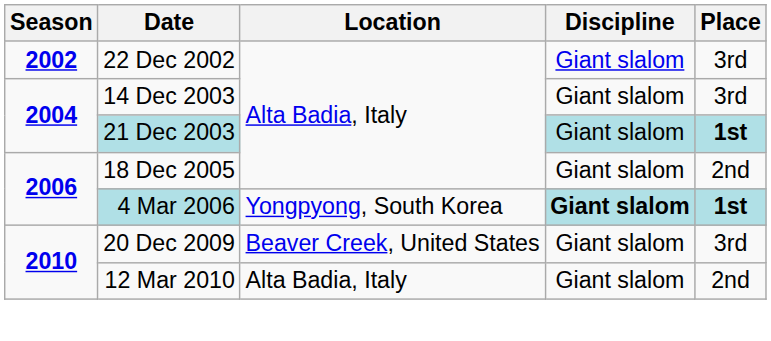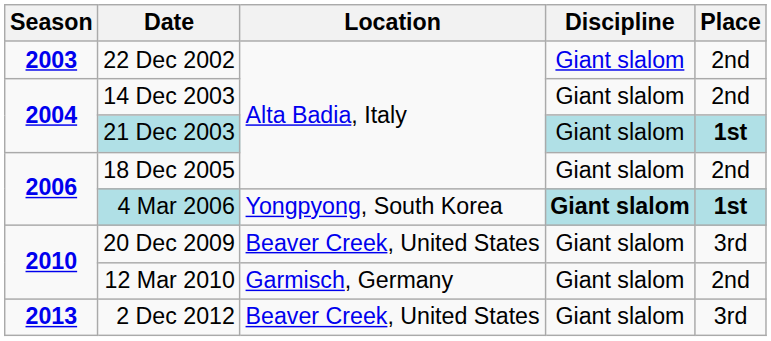(51, 59) 2002 -> (51, 59) 2003
(731, 59) 3rd -> (731, 59) 2nd
(731, 96) 3rd -> (731, 96) 2nd
(326, 280) Alta Badia, Italy -> (349, 280) Garmisch, Germany
+ row: (176, 317)
